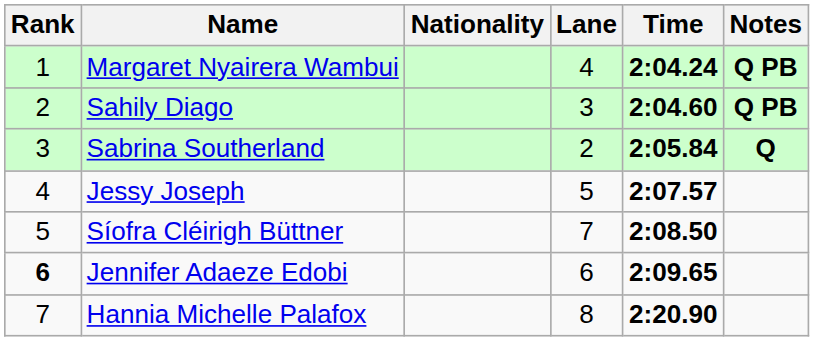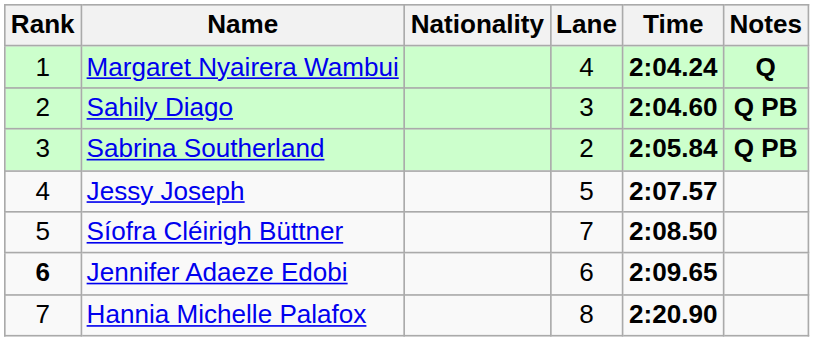(766, 66) Q PB -> (766, 66) Q
(766, 149) Q -> (766, 149) Q PB
